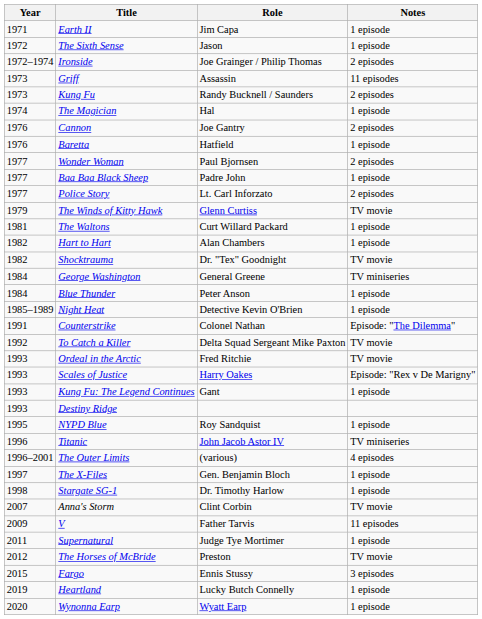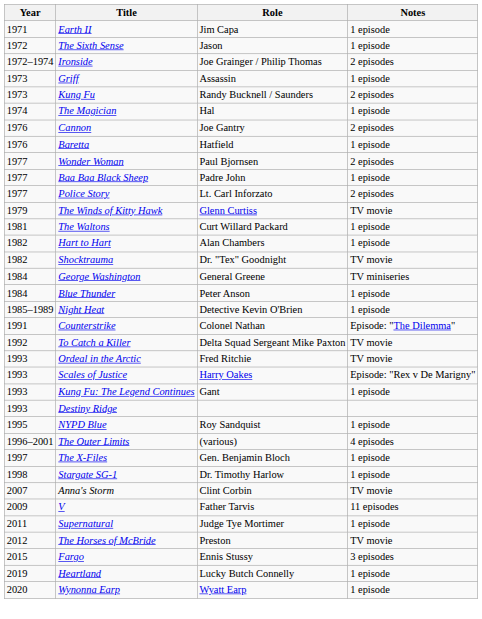(374, 78) 11 episodes -> (370, 78) 1 episode
- row: (73, 441)
